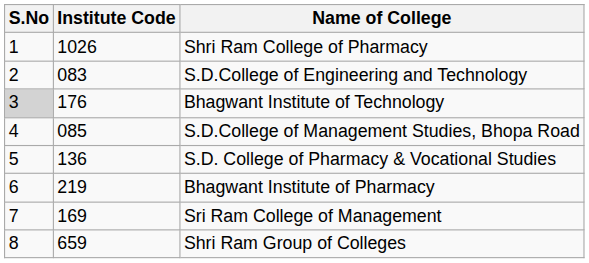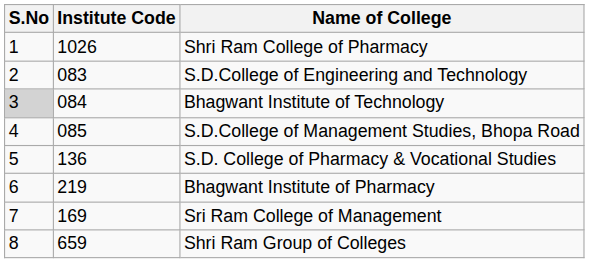(72, 103) 176 -> (72, 103) 084
